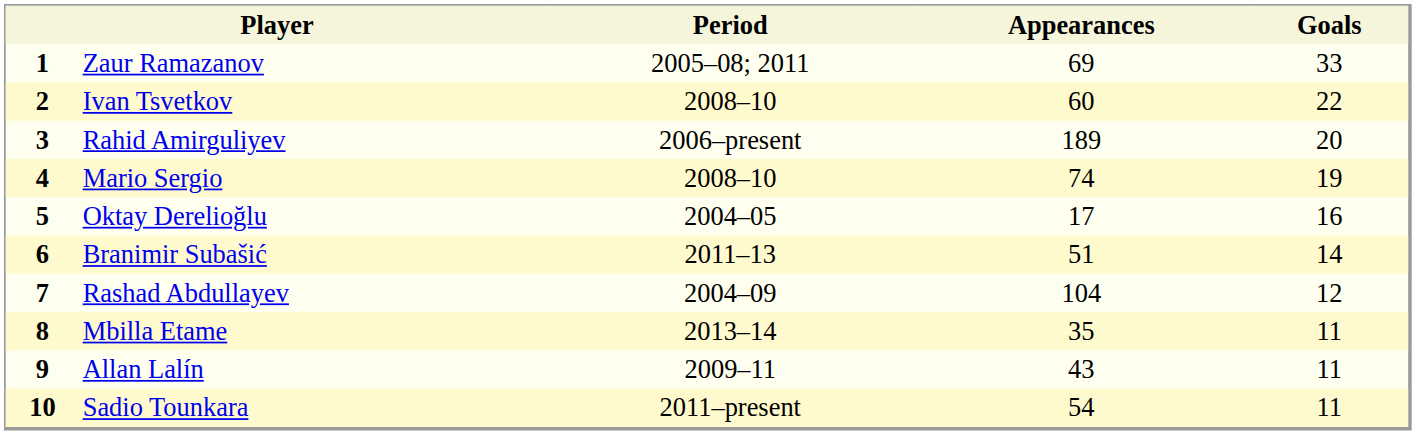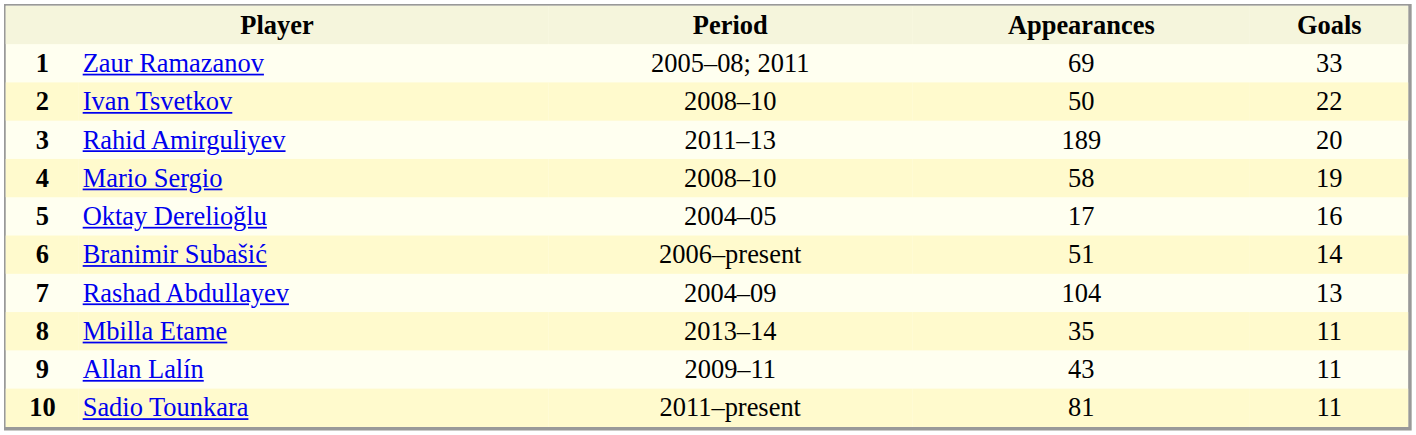(1081, 101) 60 -> (1081, 101) 50
(730, 139) 2006–present -> (730, 139) 2011–13
(1081, 178) 74 -> (1081, 178) 58
(730, 254) 2011–13 -> (730, 254) 2006–present
(1329, 292) 12 -> (1329, 292) 13
(1081, 407) 54 -> (1081, 407) 81
